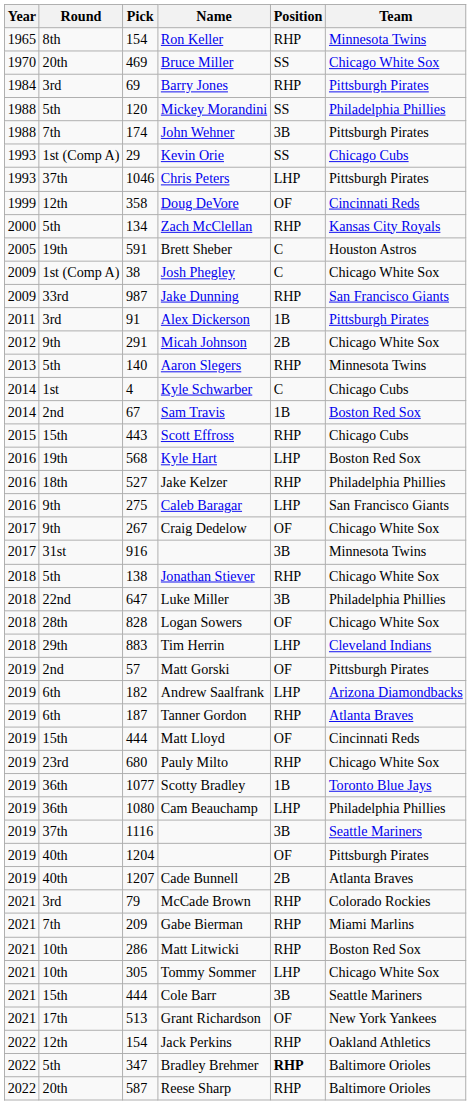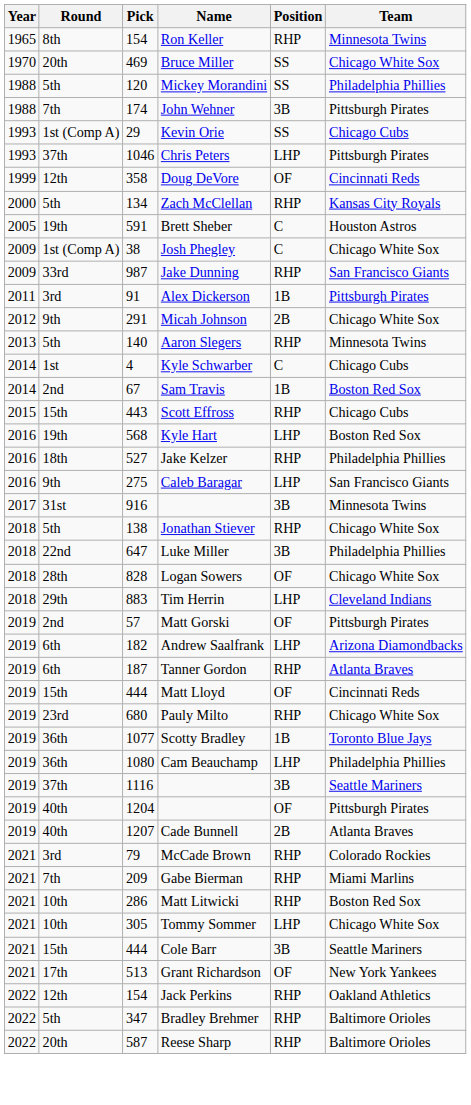- row: (133, 86)
- row: (137, 529)
(289, 1065) bold -> (287, 1018) normal
